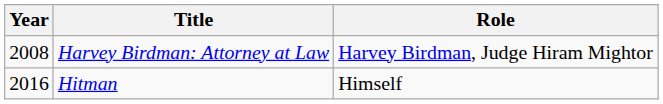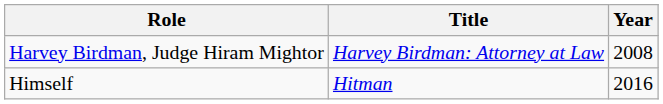columns swapped: (29, 20) <-> (496, 20)
